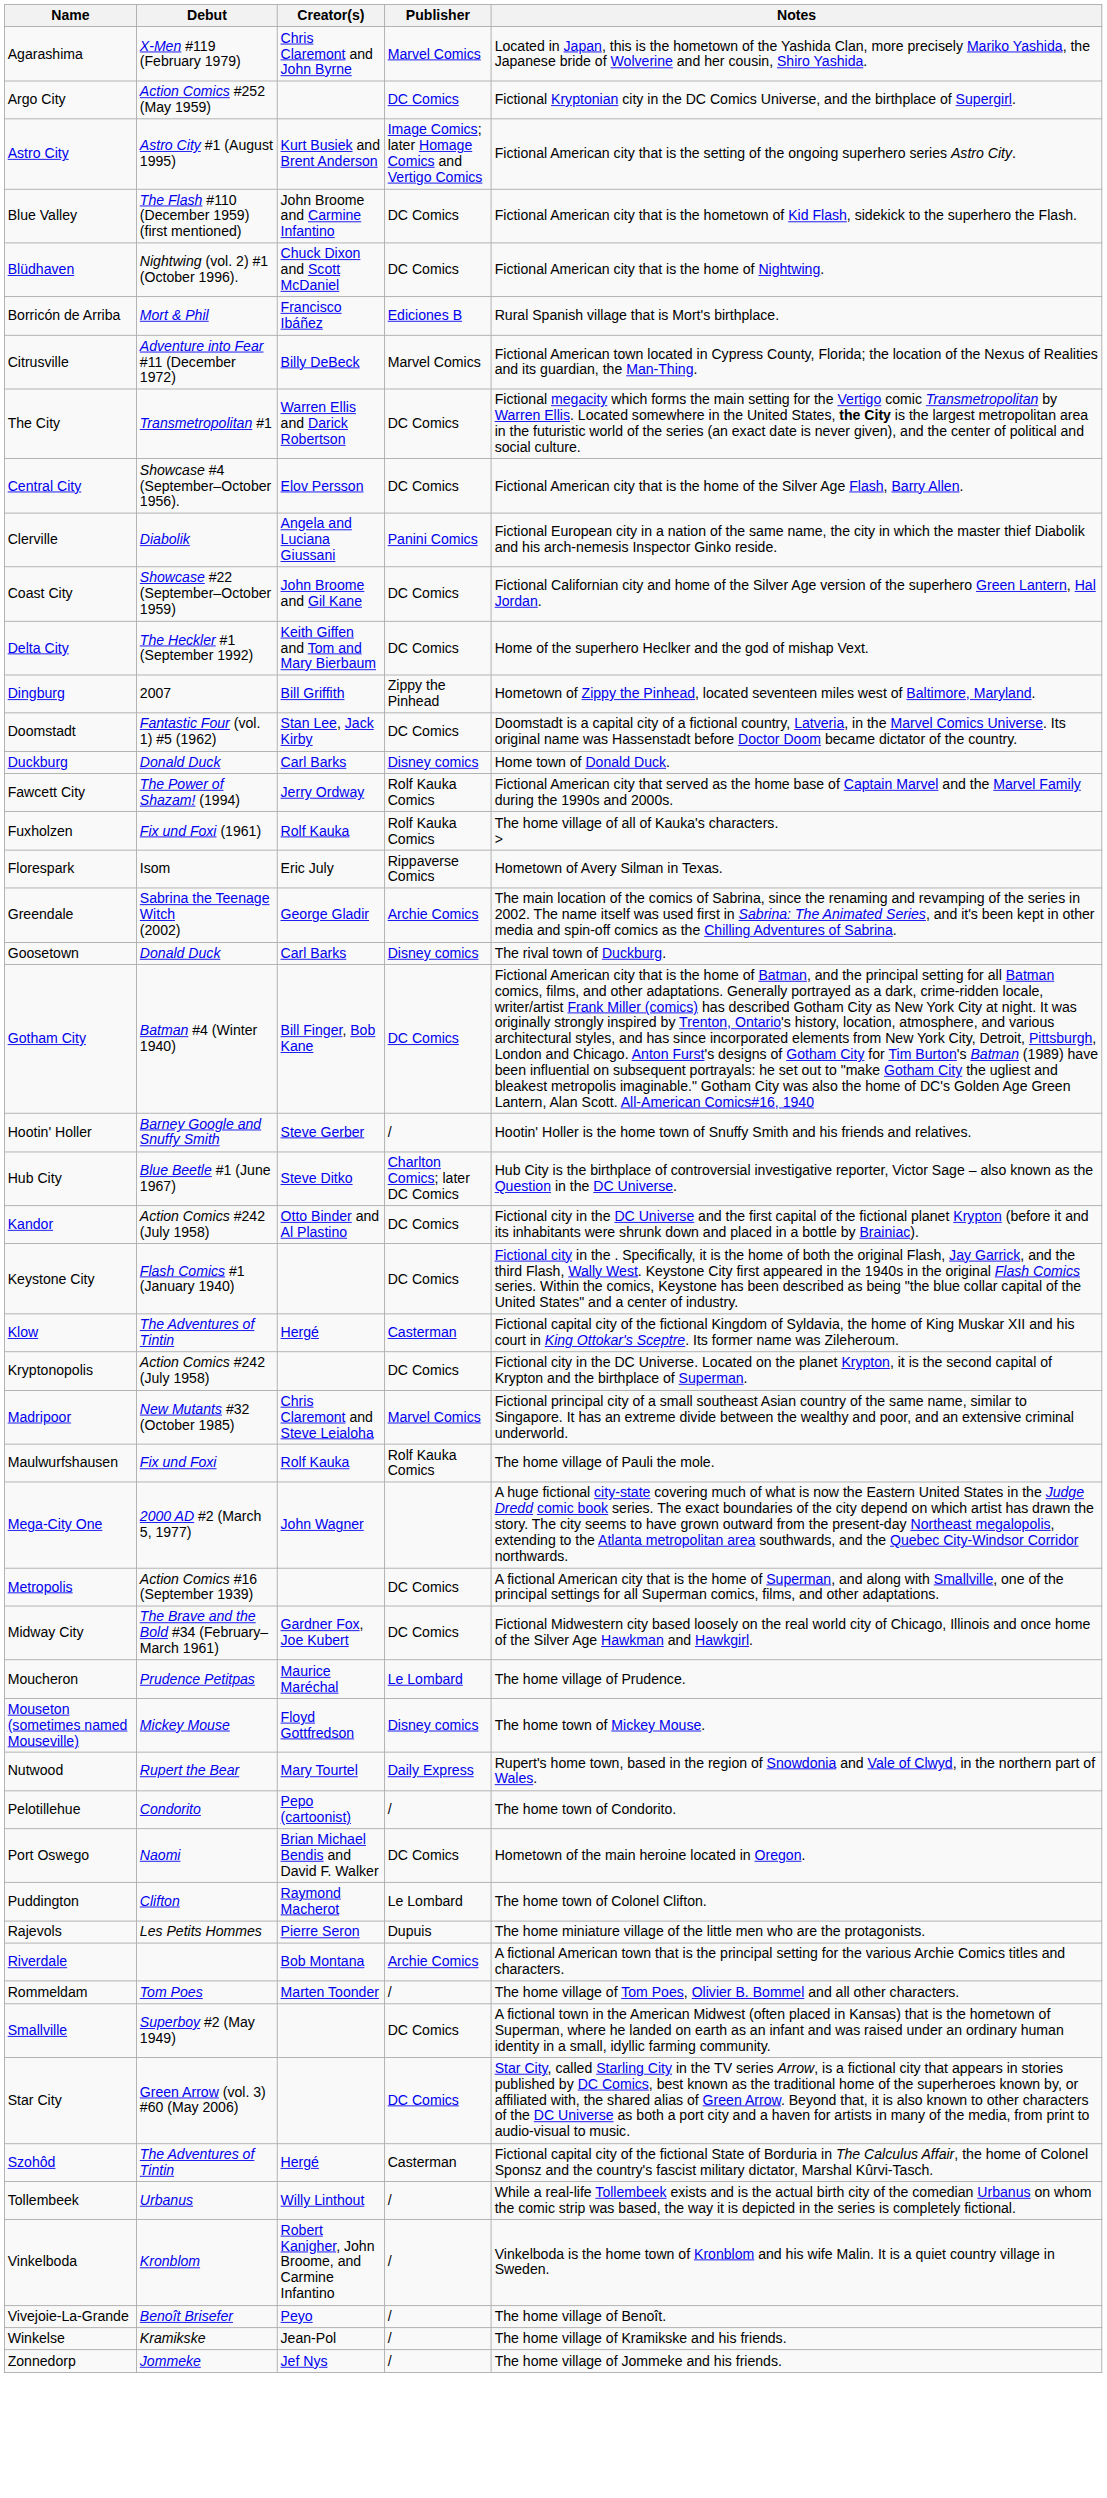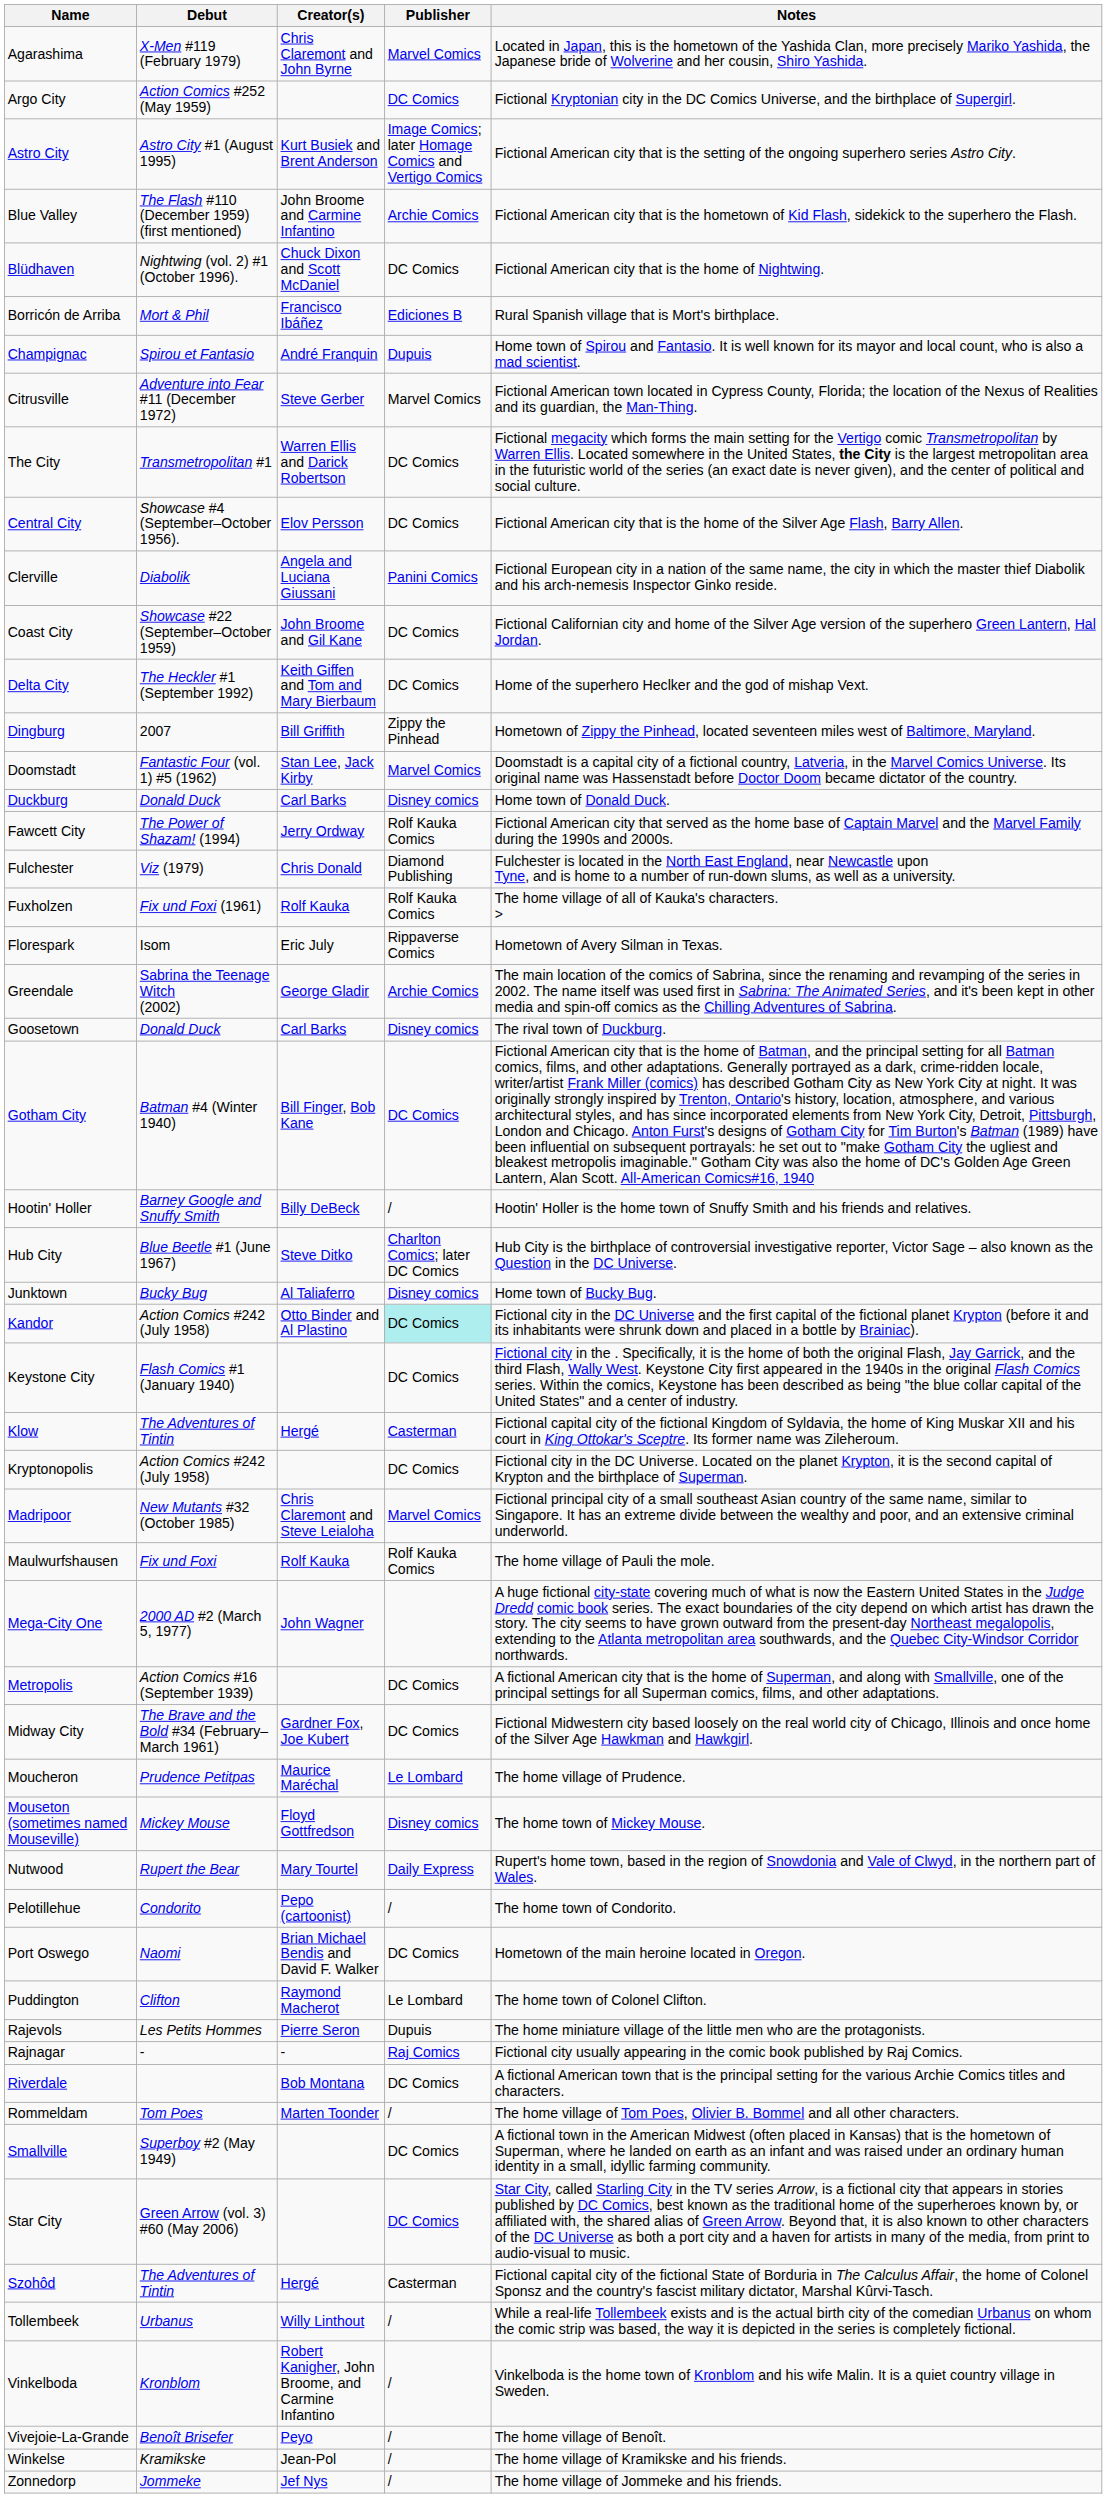(423, 215) DC Comics -> (433, 215) Archie Comics
+ row: (47, 354)
(320, 362) Billy DeBeck -> (322, 400) Steve Gerber
(423, 732) DC Comics -> (434, 770) Marvel Comics
+ row: (41, 869)
(322, 1132) Steve Gerber -> (320, 1208) Billy DeBeck
+ row: (37, 1293)
(423, 1224) no background -> (423, 1323) paleturquoise background
+ row: (36, 2052)
(433, 1962) Archie Comics -> (423, 2083) DC Comics
